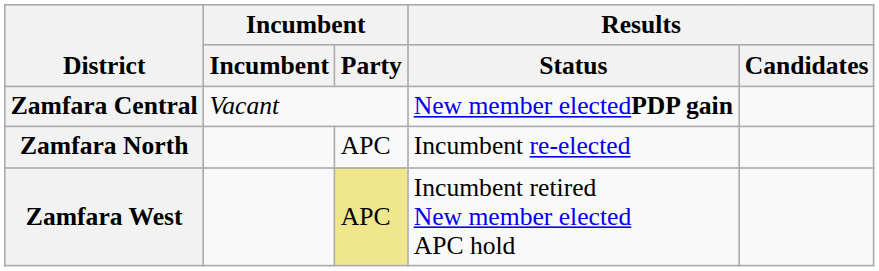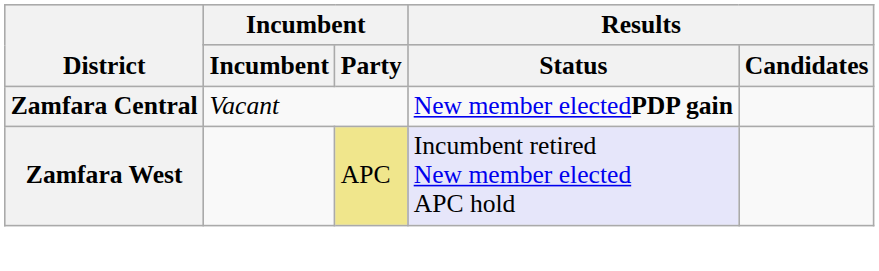- row: (104, 146)
(522, 216) no background -> (522, 175) lavender background
